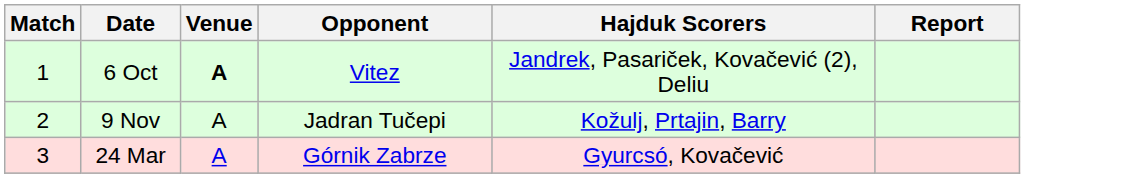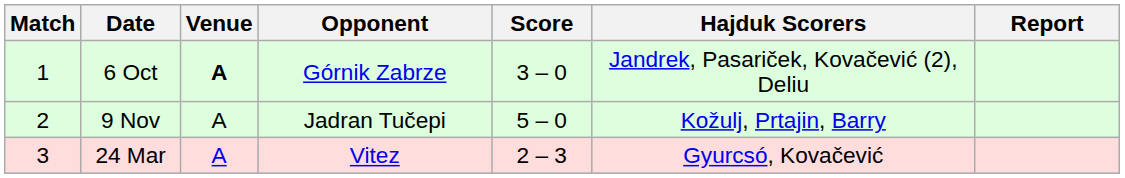+ column: (542, 23)
(375, 71) Vitez -> (375, 71) Górnik Zabrze
(375, 156) Górnik Zabrze -> (375, 156) Vitez
